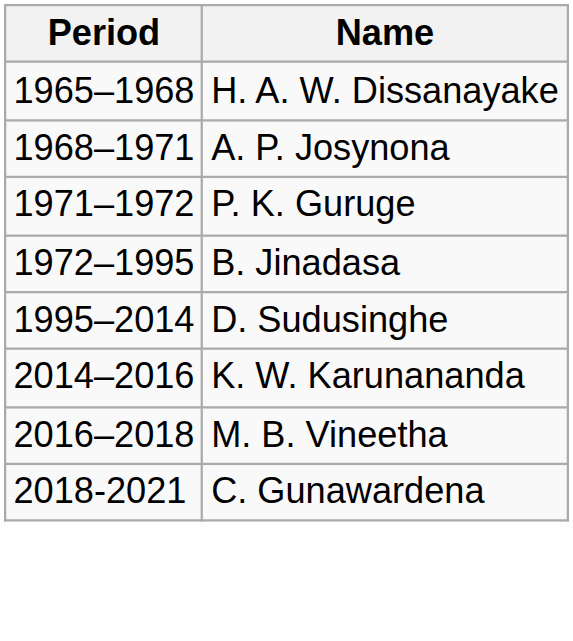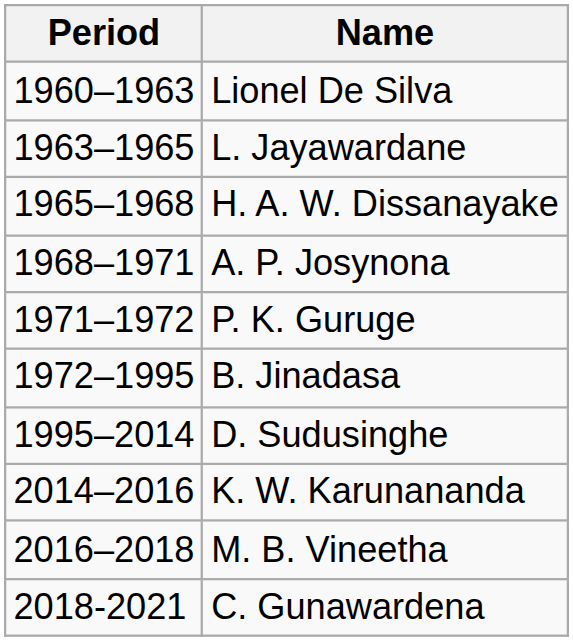+ row: (332, 90)
+ row: (339, 147)
